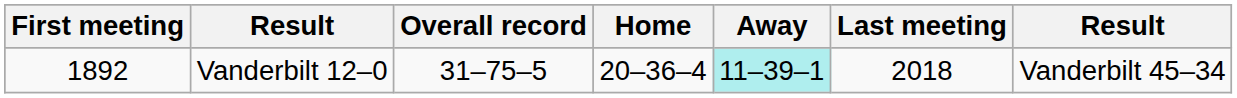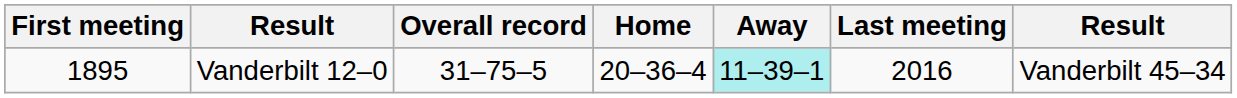(98, 69) 1892 -> (98, 69) 1895
(922, 69) 2018 -> (922, 69) 2016
